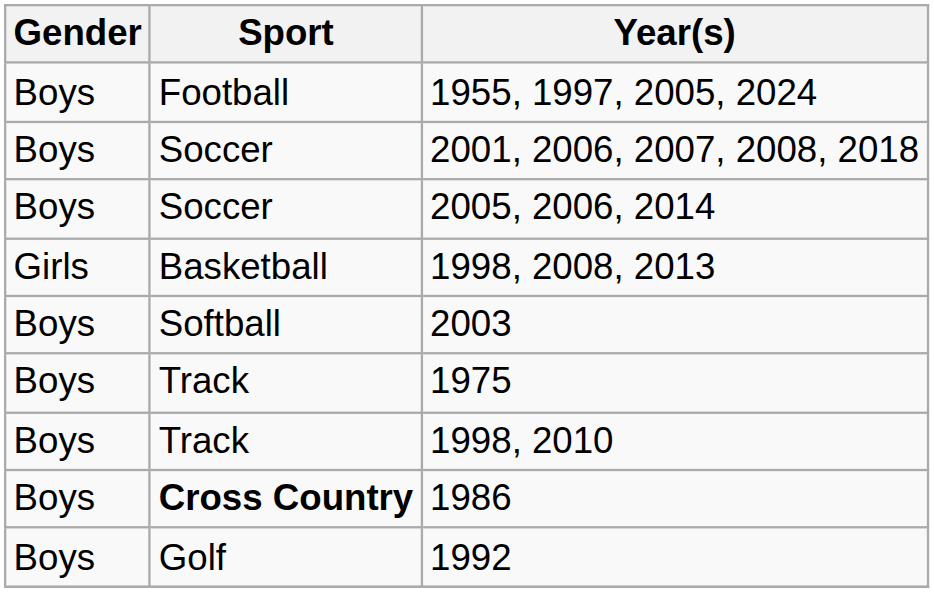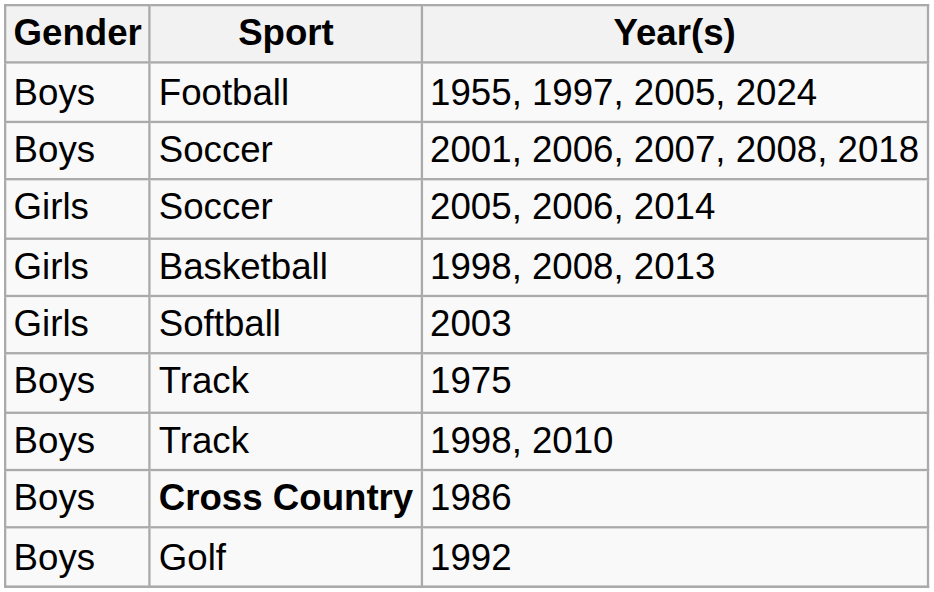(54, 207) Boys -> (51, 207) Girls
(54, 324) Boys -> (51, 324) Girls
